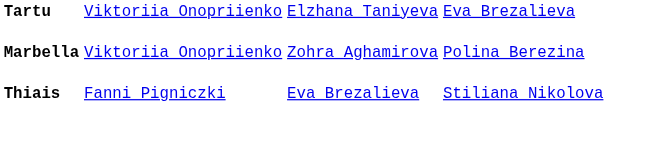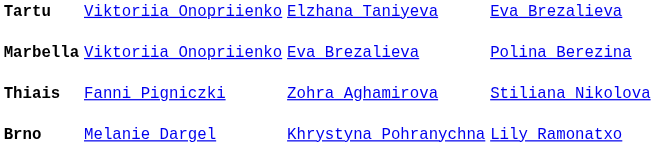(363, 52) Zohra Aghamirova -> (353, 52) Eva Brezalieva
(353, 93) Eva Brezalieva -> (363, 93) Zohra Aghamirova
+ row: (23, 134)
